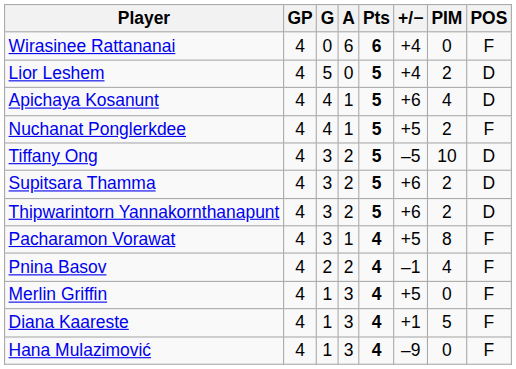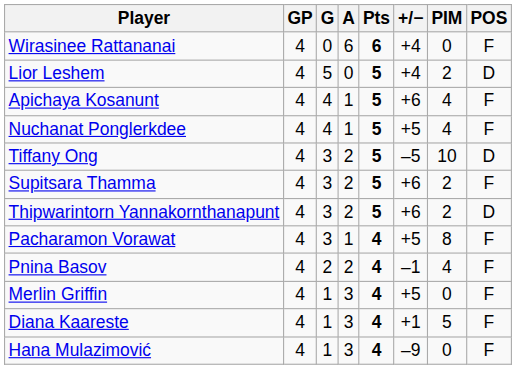(489, 101) D -> (489, 101) F
(447, 128) 2 -> (447, 128) 4
(489, 184) D -> (489, 184) F
